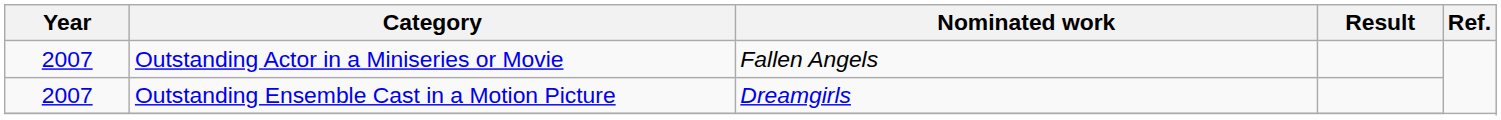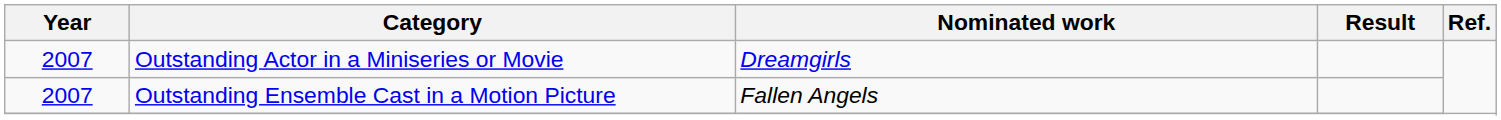(809, 58) Fallen Angels -> (796, 58) Dreamgirls
(796, 95) Dreamgirls -> (809, 95) Fallen Angels
